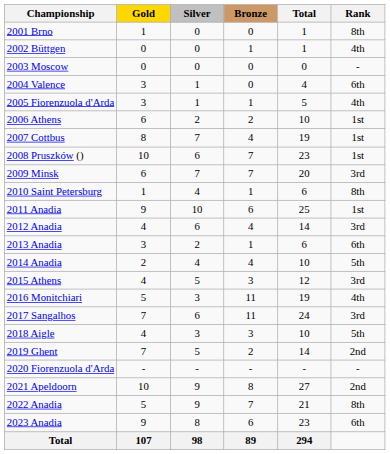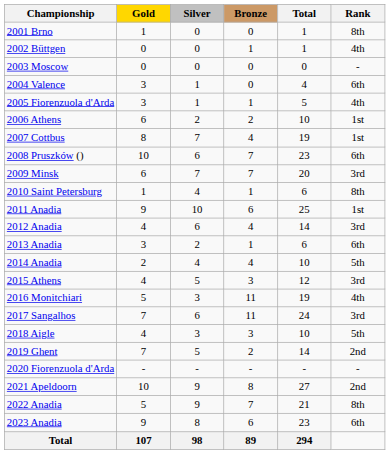(358, 155) 1st -> (358, 155) 6th
